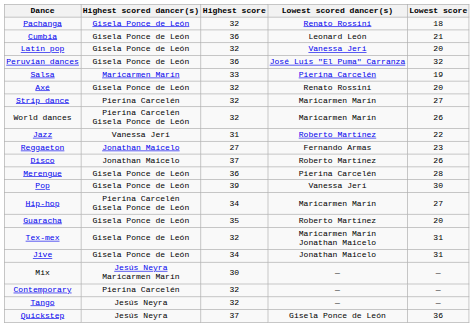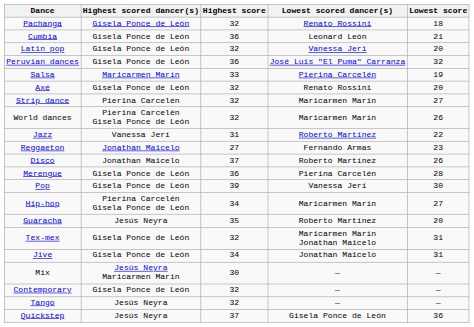(141, 221) Gisela Ponce de León -> (141, 221) Jesús Neyra
(141, 290) Pierina Carcelén -> (141, 290) Gisela Ponce de León
